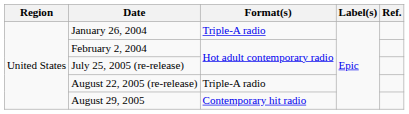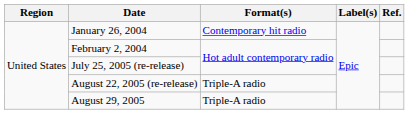(234, 30) Triple-A radio -> (254, 30) Contemporary hit radio
(254, 100) Contemporary hit radio -> (234, 100) Triple-A radio
